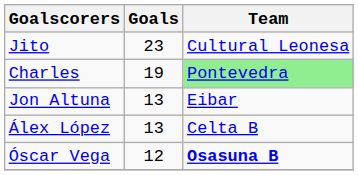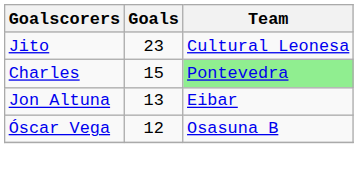(154, 74) 19 -> (154, 74) 15
- row: (59, 129)
(233, 156) bold -> (233, 129) normal
